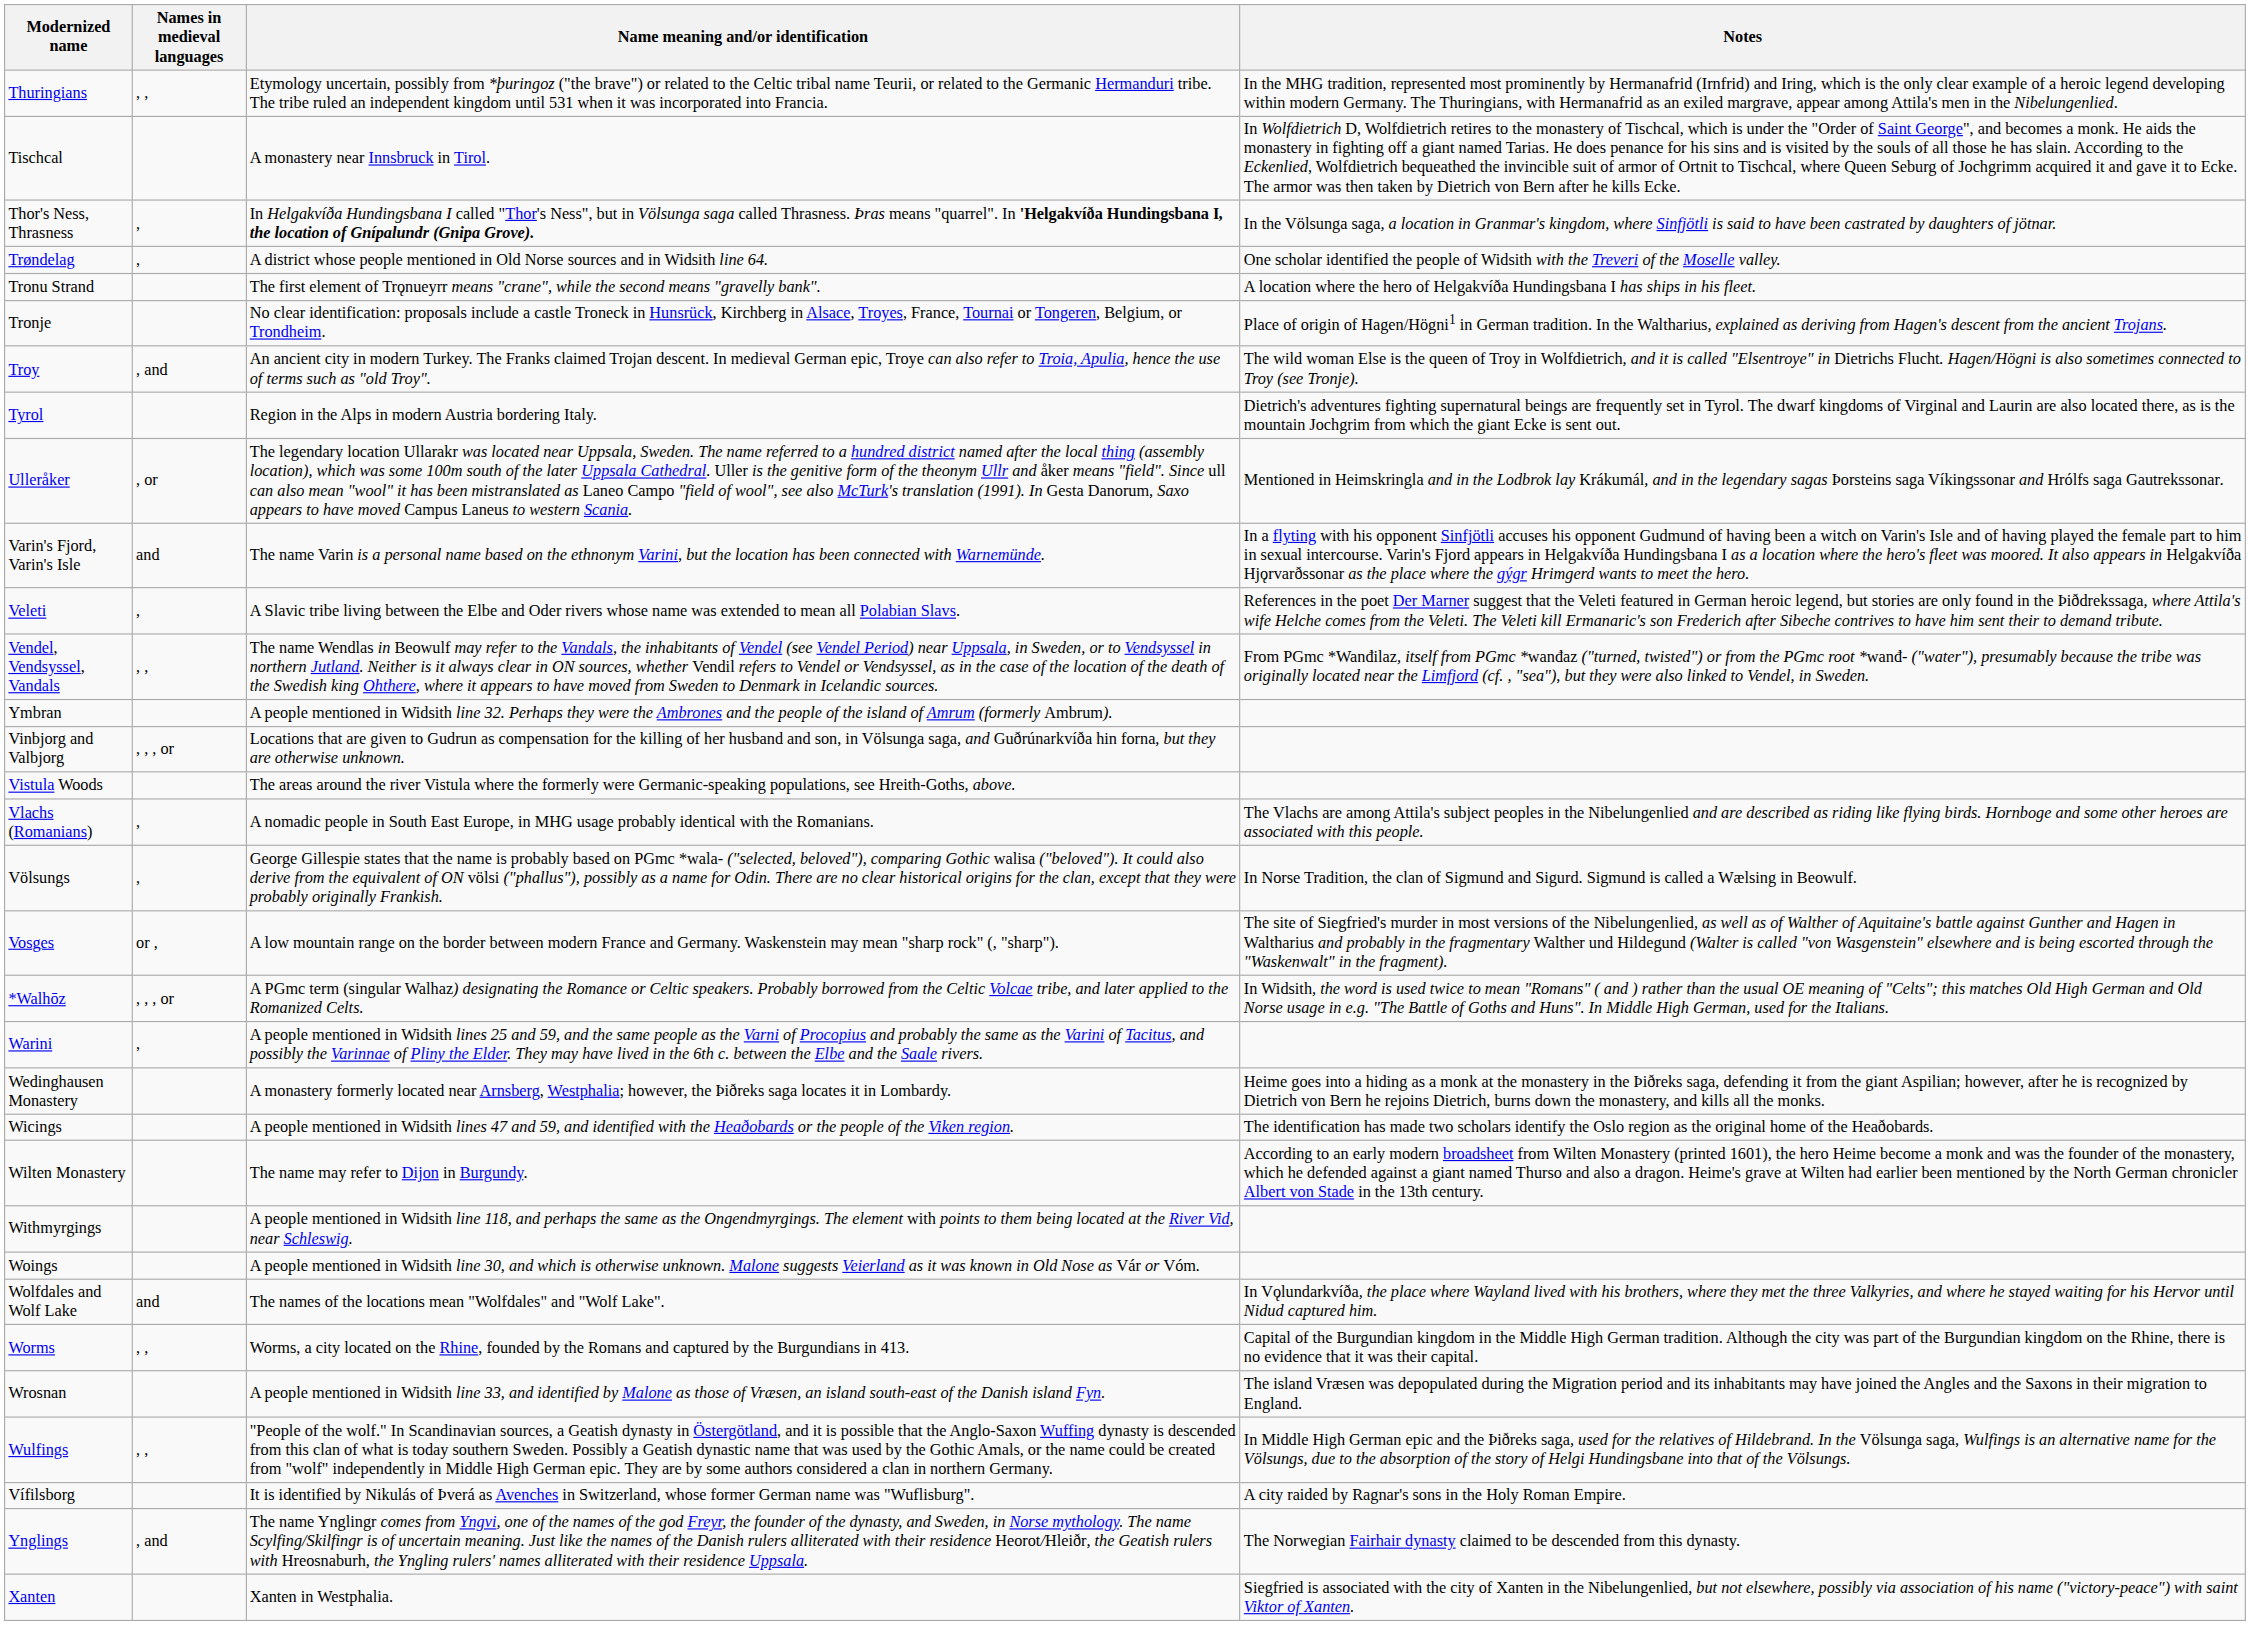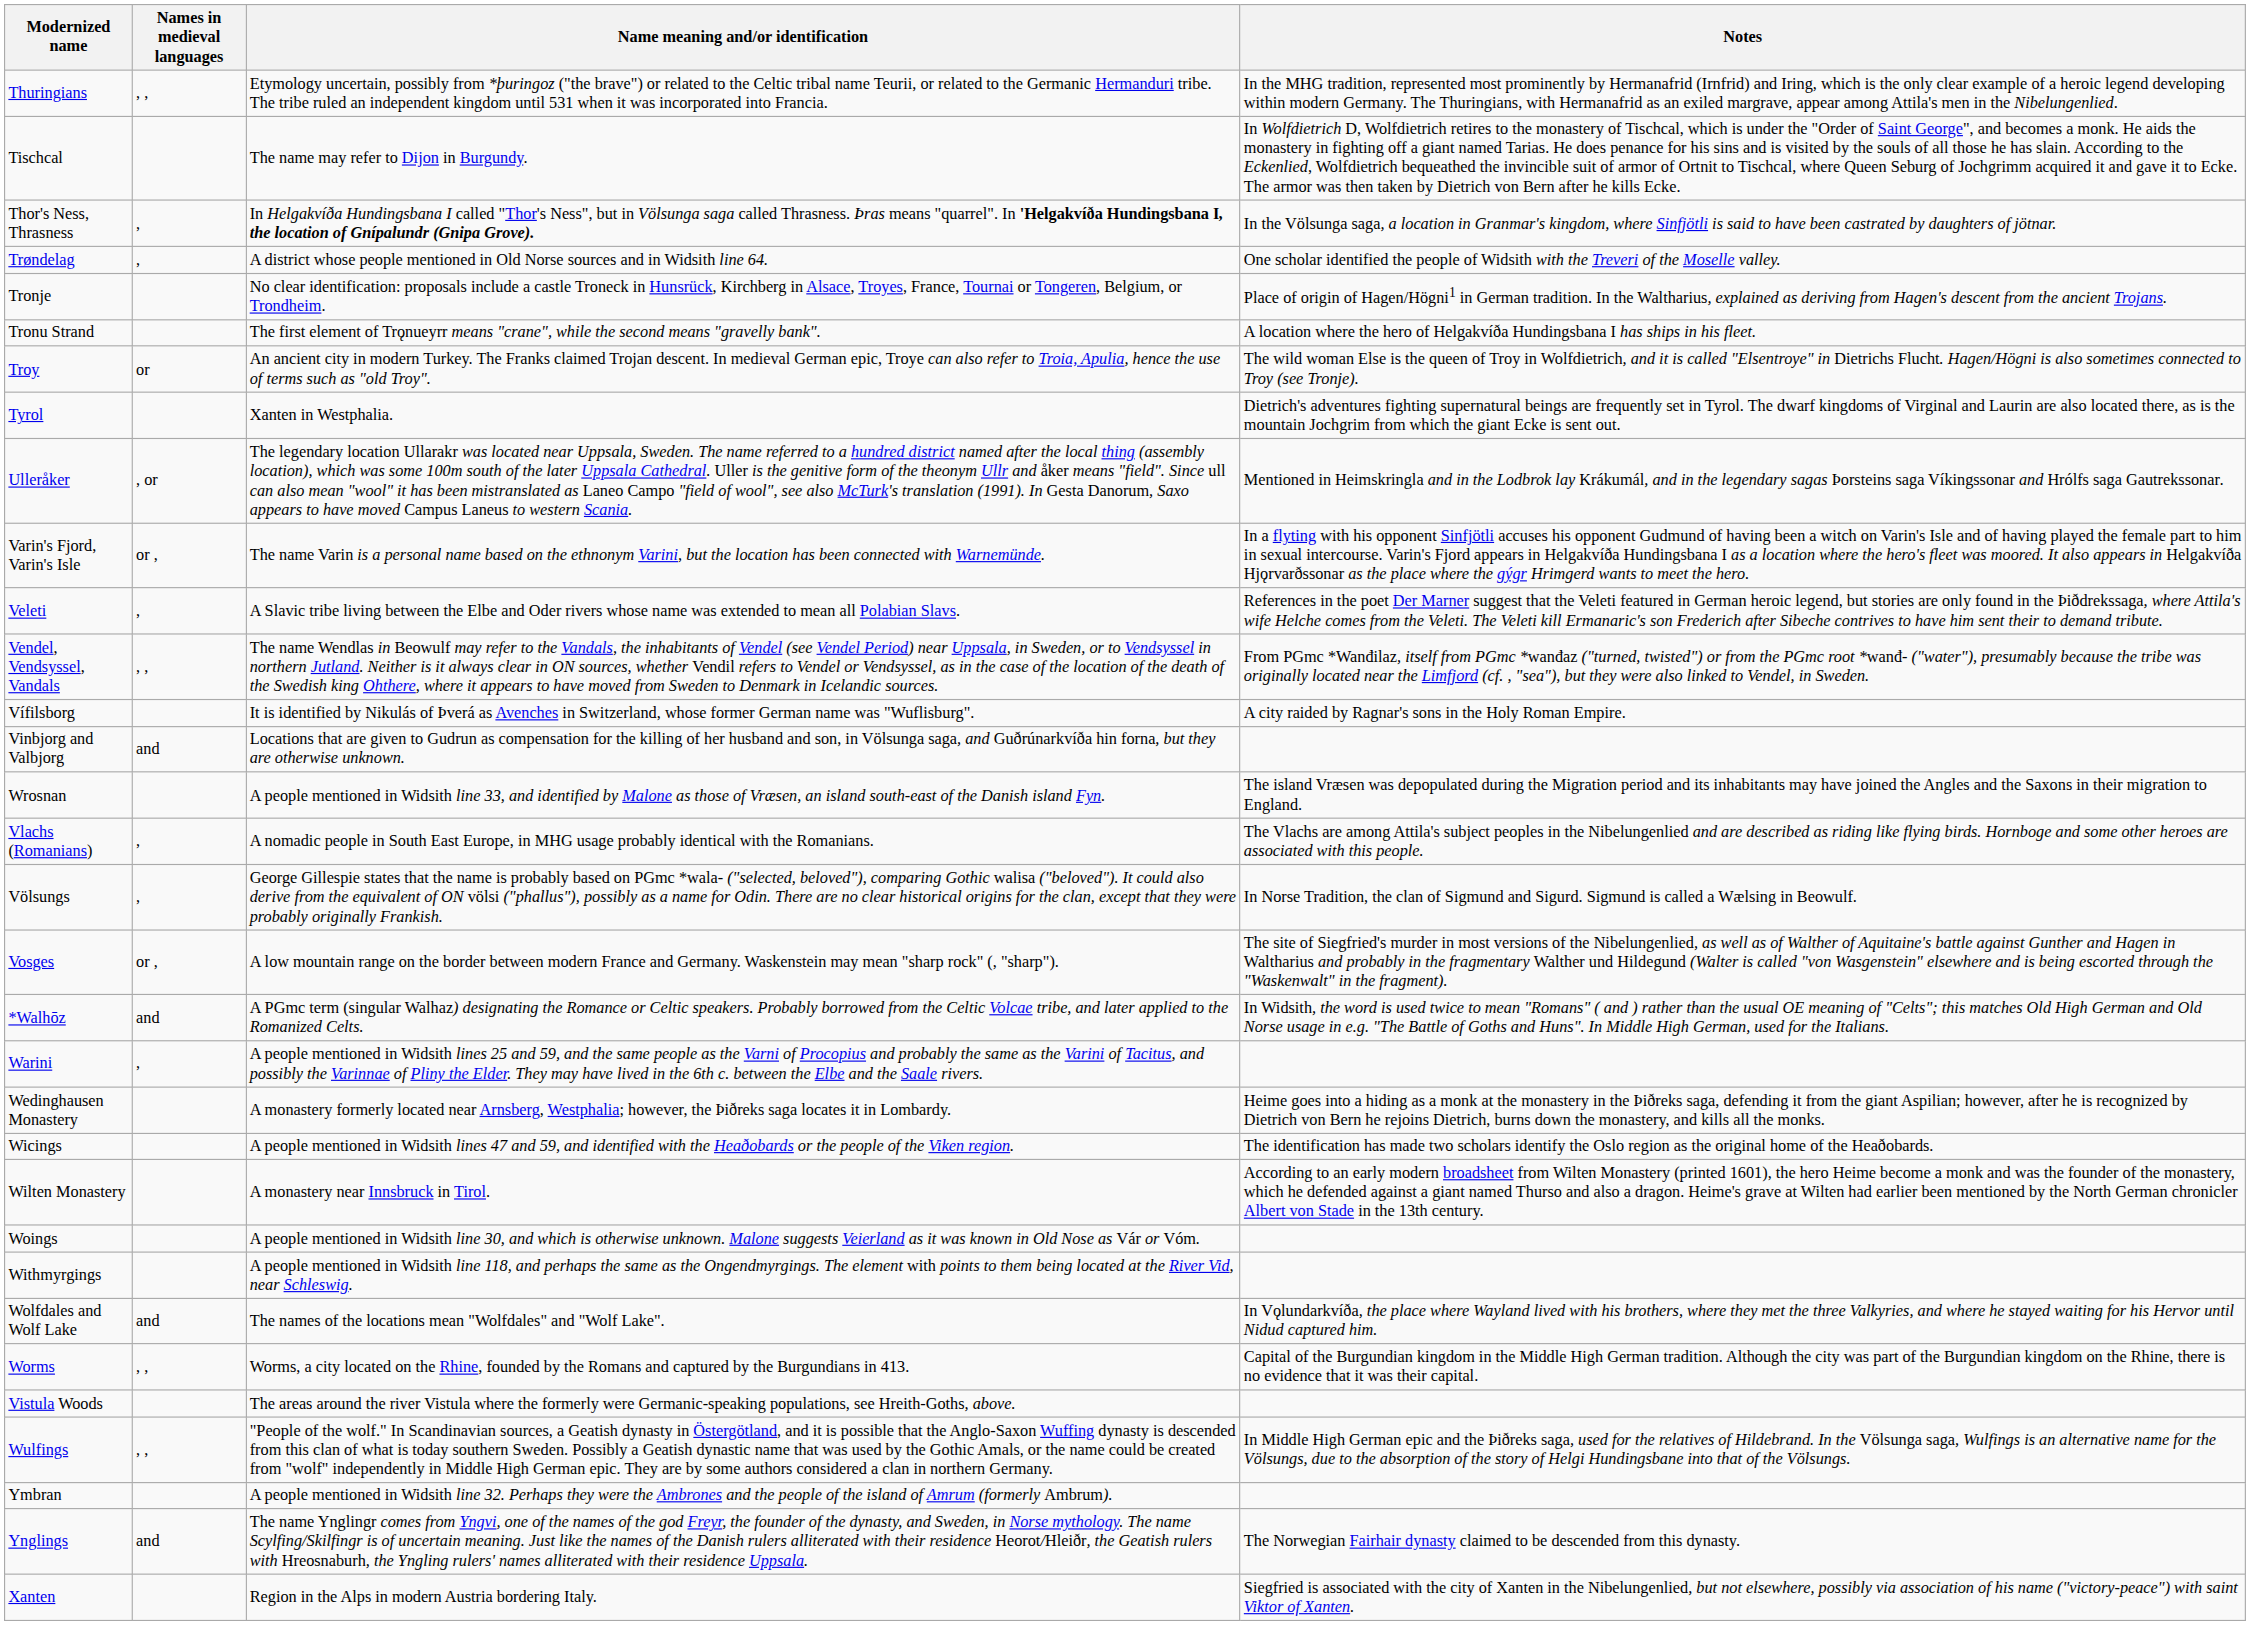(370, 158) A monastery near Innsbruck in Tirol. -> (389, 158) The name may refer to Dijon in Burgundy.
rows swapped: (51, 286) <-> (30, 323)
(152, 369) , and -> (143, 369) or
(423, 415) Region in the Alps in modern Austria bordering Italy. -> (321, 415) Xanten in Westphalia.
(148, 555) and -> (147, 555) or ,
rows swapped: (42, 1495) <-> (35, 712)
(155, 749) , , , or -> (148, 749) and
rows swapped: (56, 785) <-> (37, 1394)
(155, 998) , , , or -> (148, 1018) and
(389, 1173) The name may refer to Dijon in Burgundy. -> (370, 1192) A monastery near Innsbruck in Tirol.
rows swapped: (55, 1229) <-> (33, 1265)
(152, 1541) , and -> (148, 1541) and
(321, 1597) Xanten in Westphalia. -> (423, 1597) Region in the Alps in modern Austria bordering Italy.
